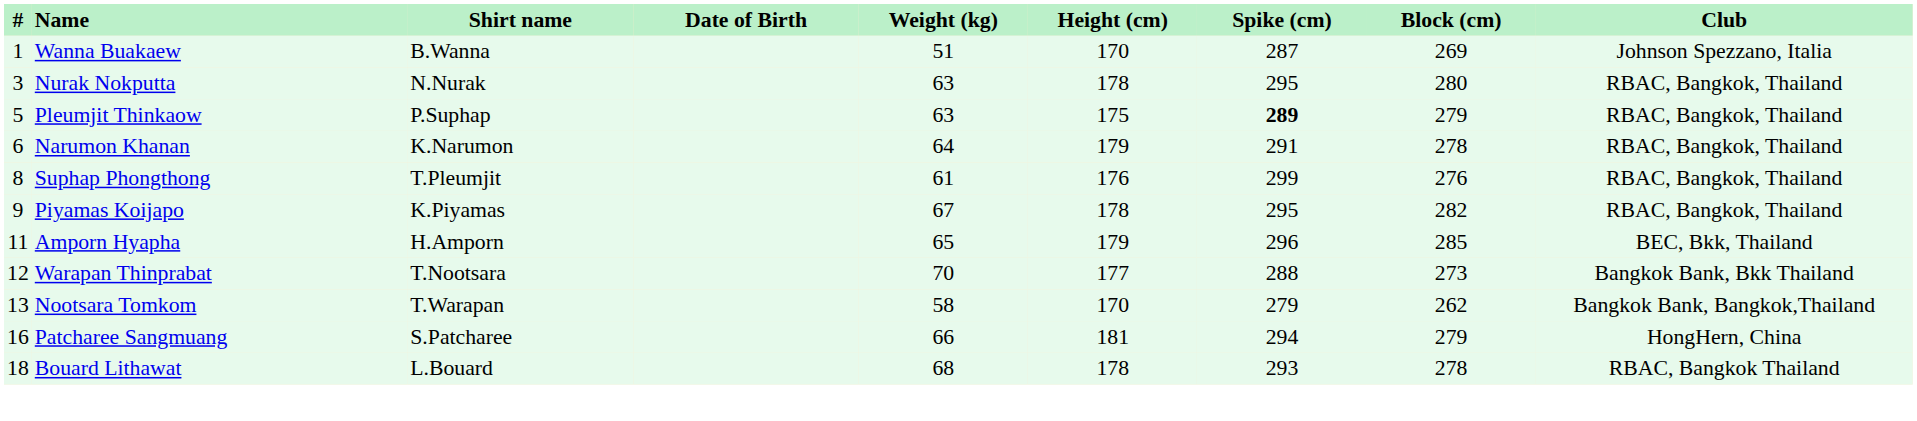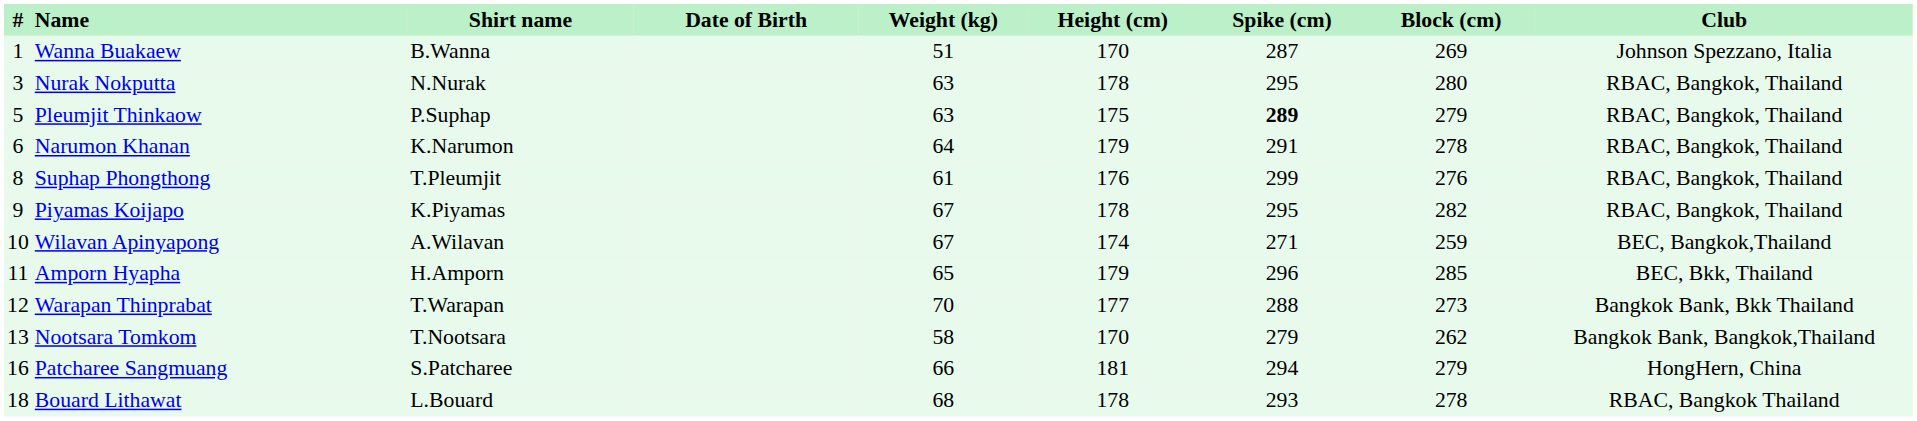+ row: (127, 241)
(458, 273) T.Nootsara -> (457, 304) T.Warapan
(457, 304) T.Warapan -> (458, 336) T.Nootsara
